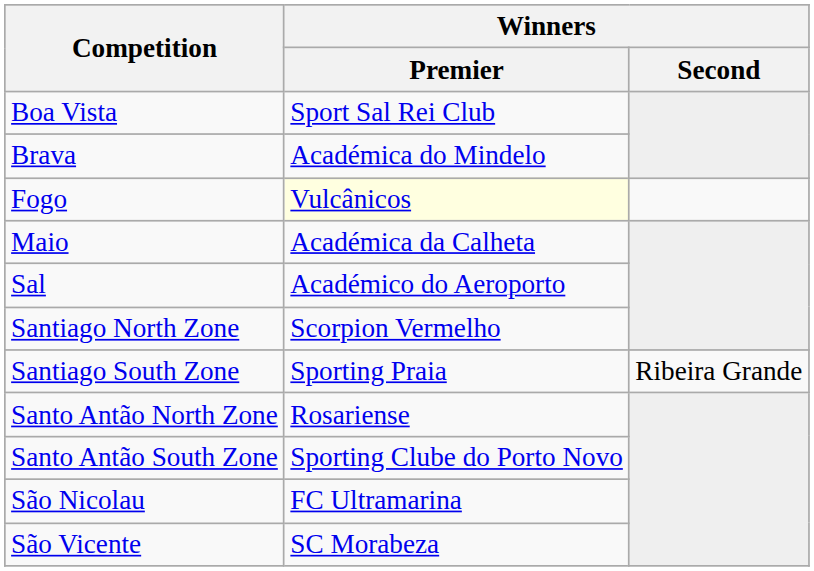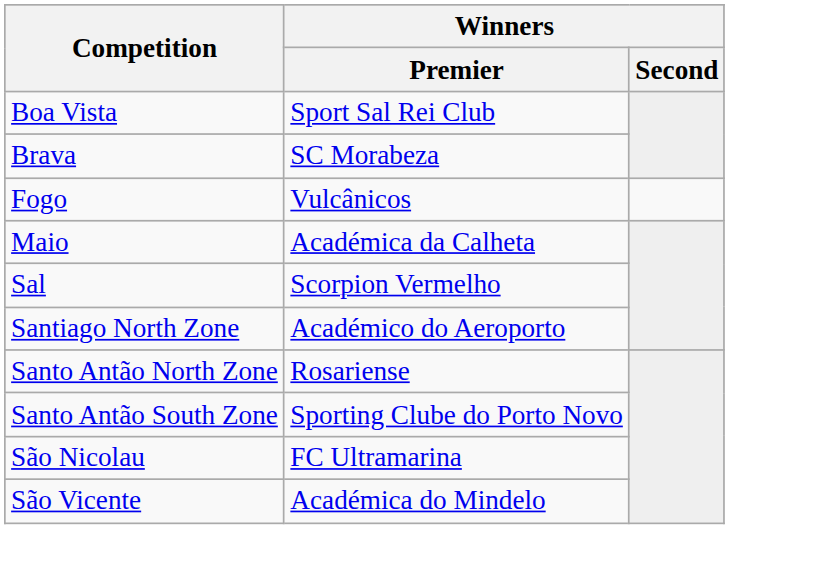(418, 155) Académica do Mindelo -> (365, 155) SC Morabeza
(351, 198) lightyellow background -> (351, 198) no background
(428, 284) Académico do Aeroporto -> (396, 284) Scorpion Vermelho
(396, 328) Scorpion Vermelho -> (428, 328) Académico do Aeroporto
- row: (125, 371)
(365, 543) SC Morabeza -> (418, 500) Académica do Mindelo
